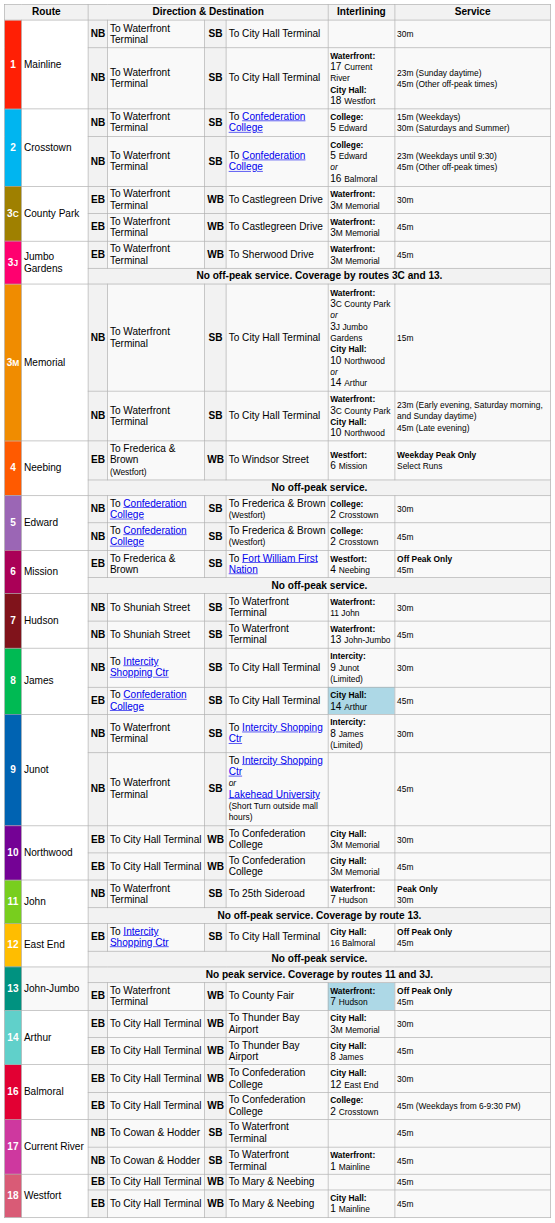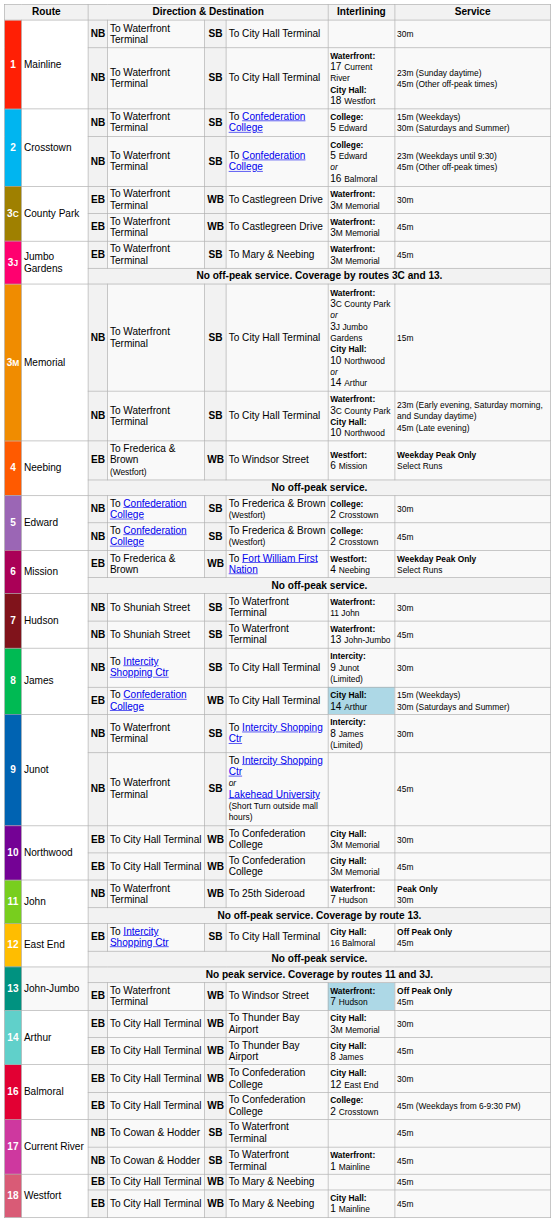(216, 254) WB -> (216, 254) SB
(271, 254) To Sherwood Drive -> (272, 254) To Mary & Neebing
(216, 564) SB -> (216, 564) WB
(425, 564) Off Peak Only 45m -> (437, 564) Weekday Peak Only Select Runs
(216, 700) SB -> (216, 700) WB
(405, 701) 45m -> (453, 701) 15m (Weekdays) 30m (Saturdays and Summer)
(216, 894) SB -> (216, 894) WB
(261, 996) To County Fair -> (269, 996) To Windsor Street
